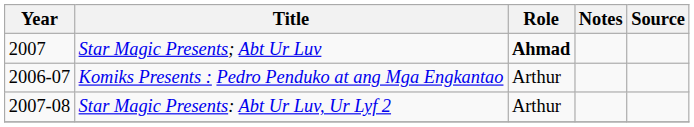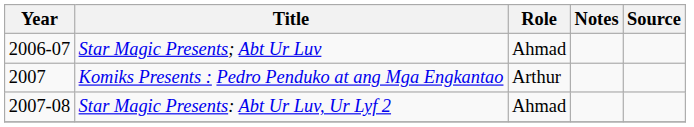(27, 48) 2007 -> (39, 48) 2006-07
(541, 48) bold -> (539, 48) normal
(39, 77) 2006-07 -> (27, 77) 2007
(536, 106) Arthur -> (539, 106) Ahmad
